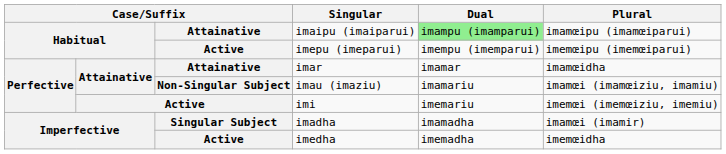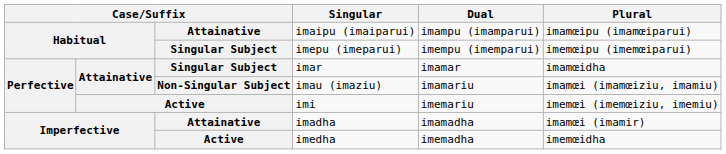(481, 31) lightgreen background -> (481, 31) no background
(224, 49) Active -> (224, 49) Singular Subject
(224, 67) Attainative -> (224, 67) Singular Subject
(224, 121) Singular Subject -> (224, 121) Attainative
